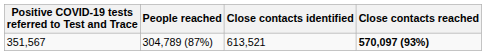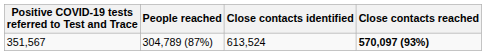(246, 42) 613,521 -> (246, 42) 613,524
